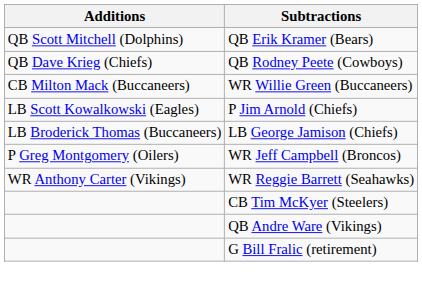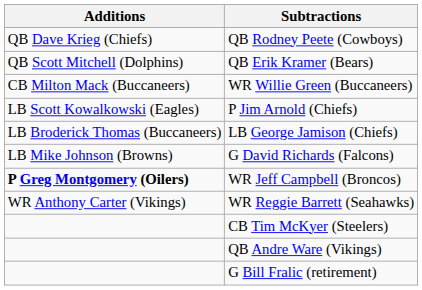rows swapped: (301, 39) <-> (315, 62)
+ row: (311, 156)
(93, 156) normal -> (98, 179) bold
